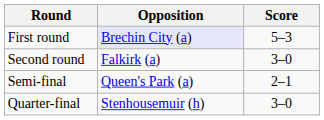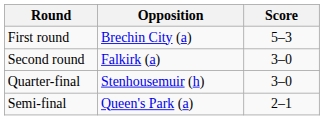(146, 37) lavender background -> (146, 37) no background
rows swapped: (44, 103) <-> (37, 81)
